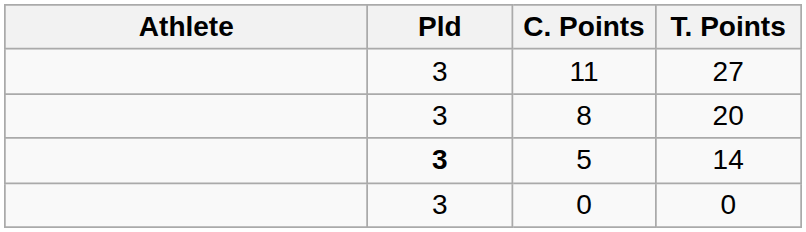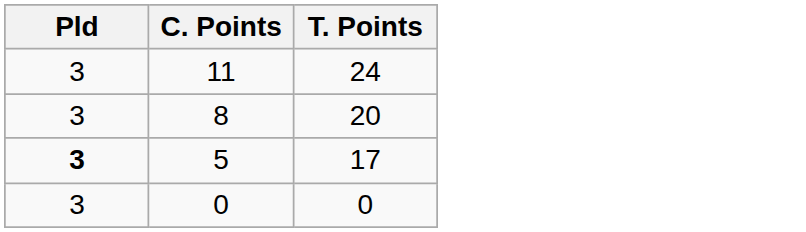- column: (186, 26)
(728, 71) 27 -> (365, 71) 24
(728, 159) 14 -> (365, 159) 17
